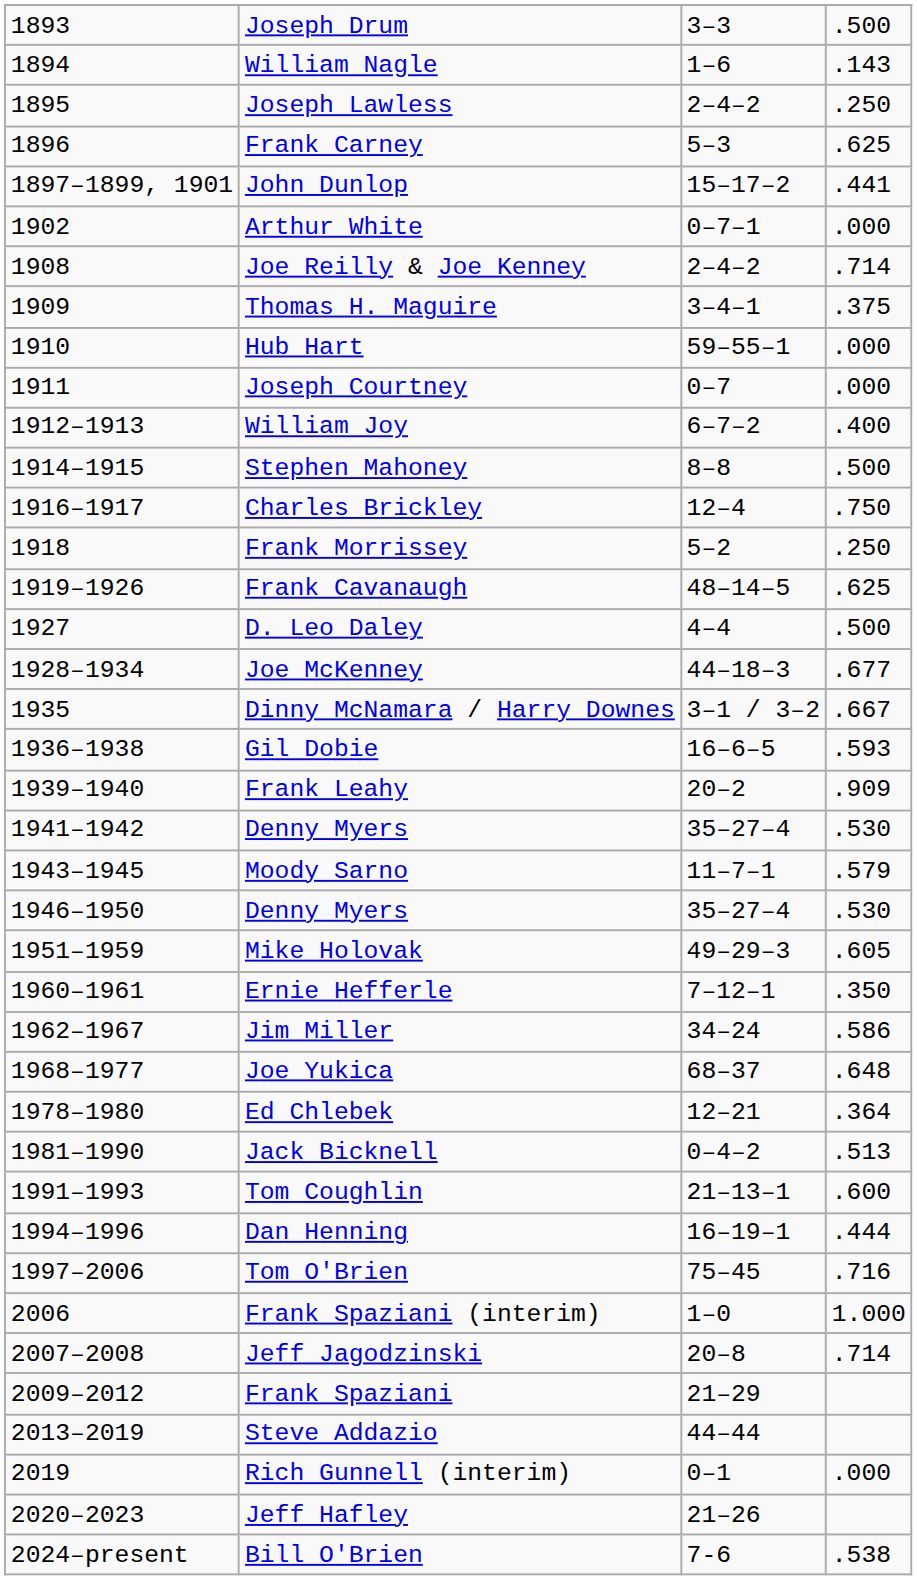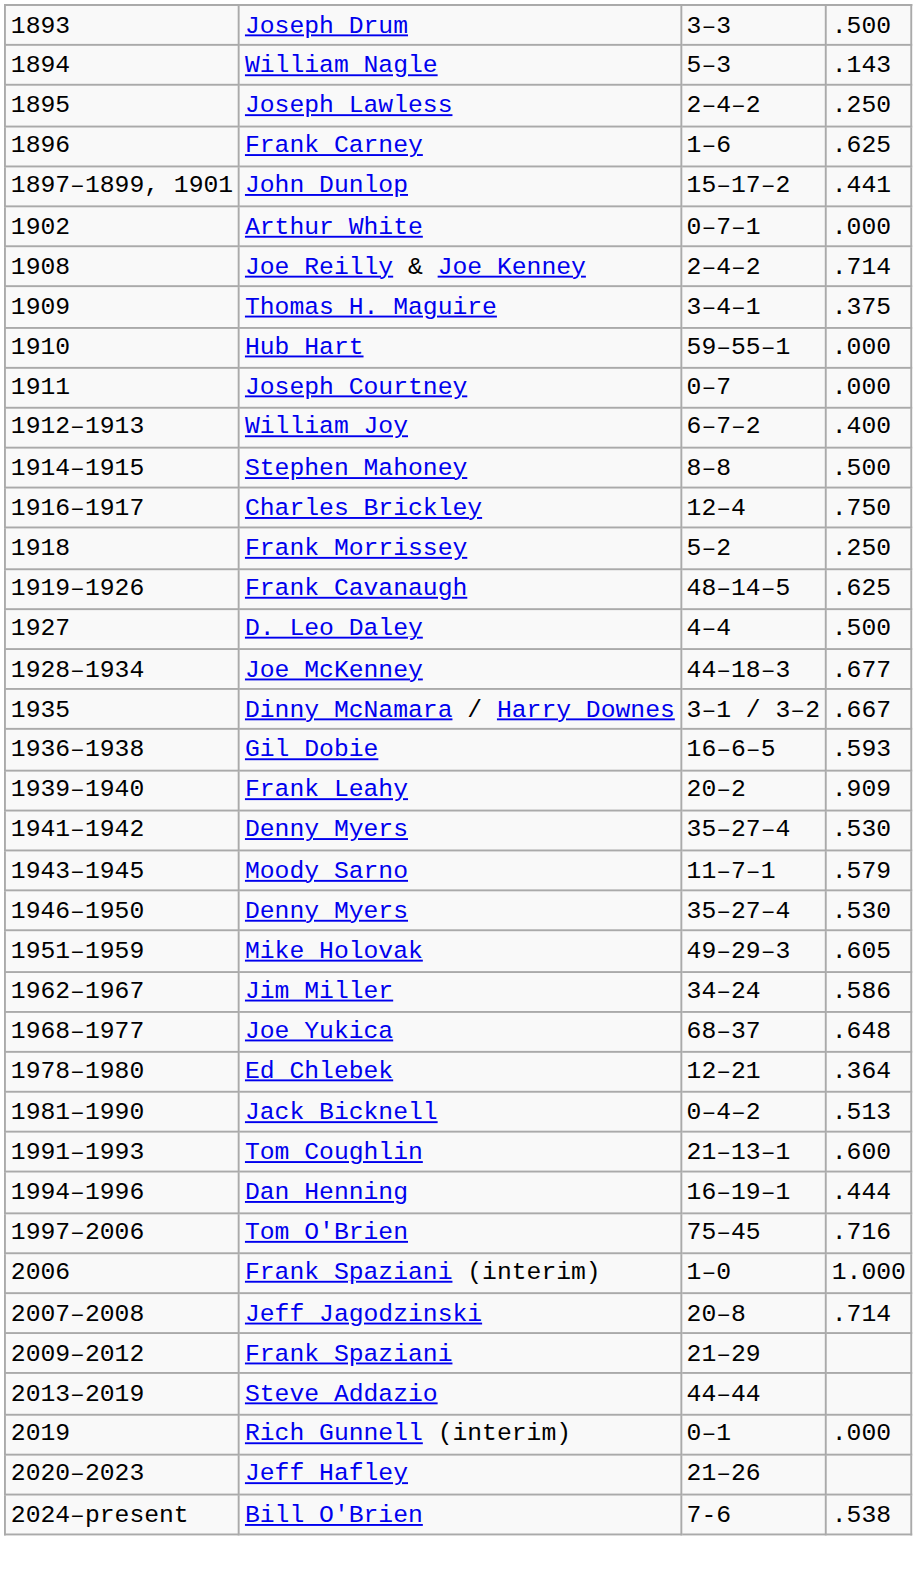(709, 65) 1–6 -> (709, 65) 5–3
(709, 146) 5–3 -> (709, 146) 1–6
- row: (78, 991)
